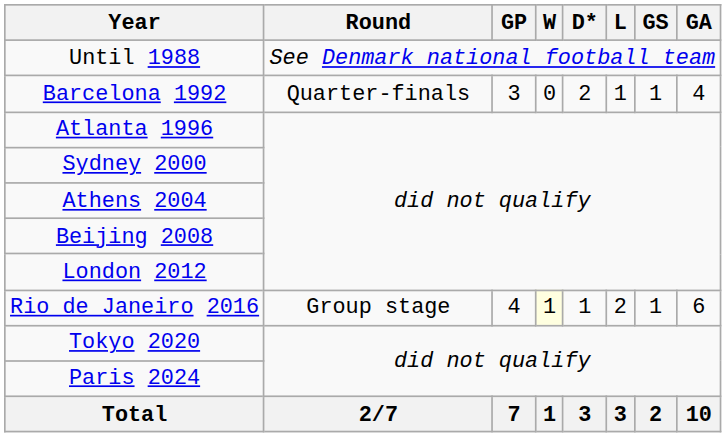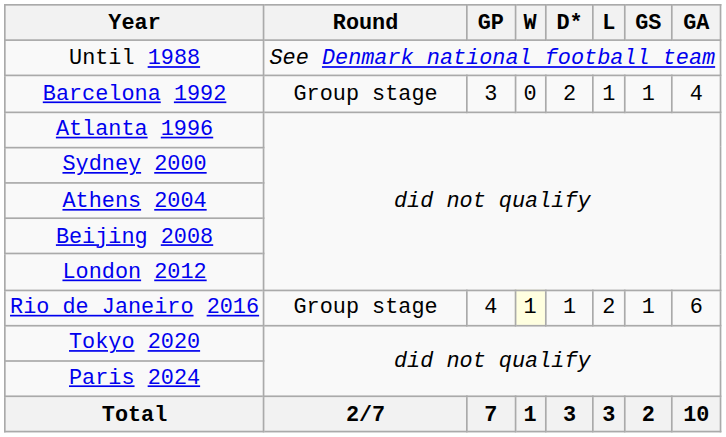(378, 94) Quarter-finals -> (366, 94) Group stage
